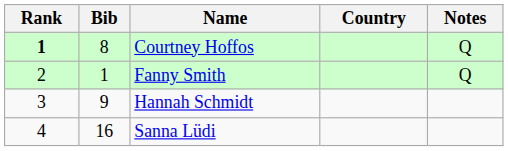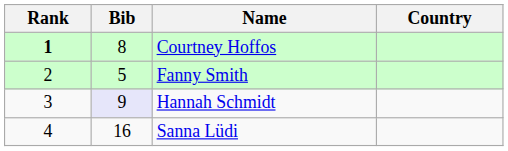- column: (465, 18)
(104, 74) 1 -> (122, 74) 5
(104, 103) no background -> (122, 103) lavender background
